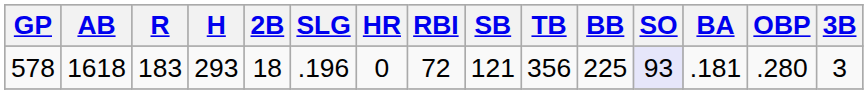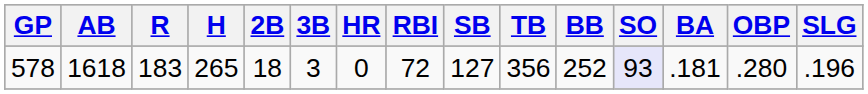columns swapped: (840, 25) <-> (324, 25)
(216, 67) 293 -> (216, 67) 265
(493, 67) 121 -> (472, 67) 127
(605, 67) 225 -> (585, 67) 252
